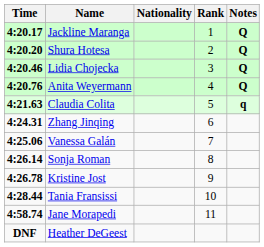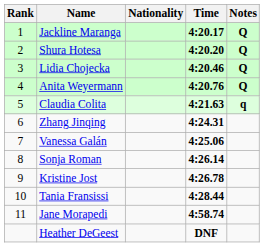columns swapped: (211, 13) <-> (25, 13)
